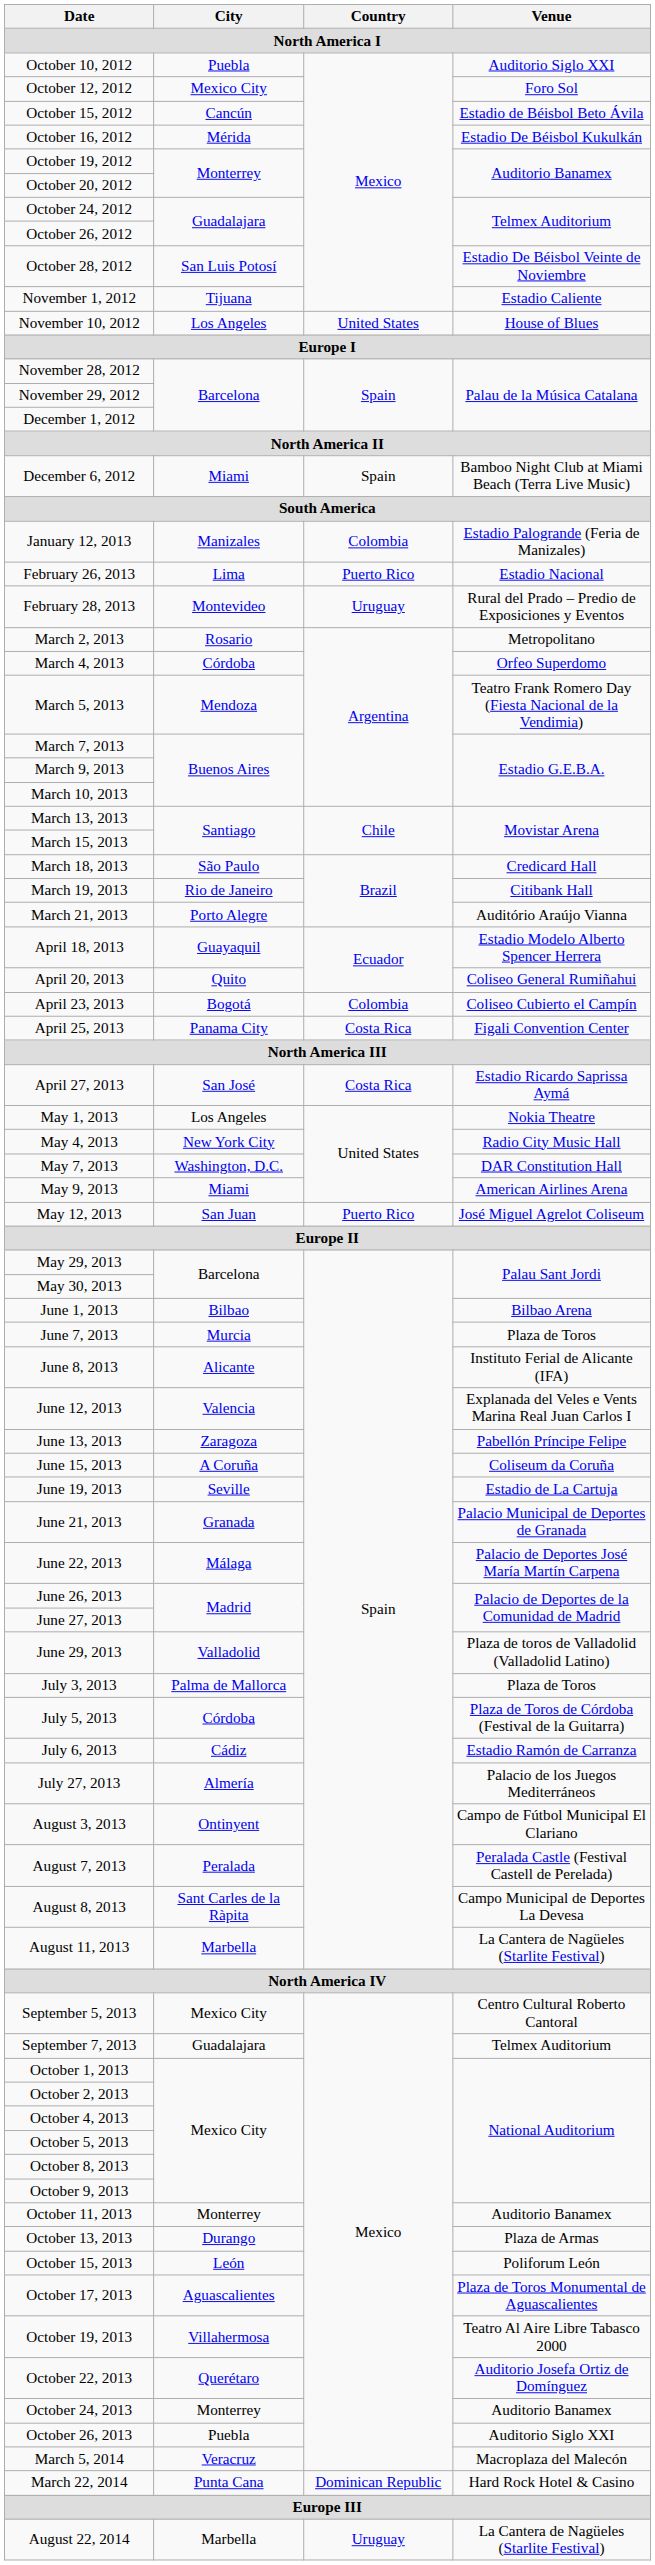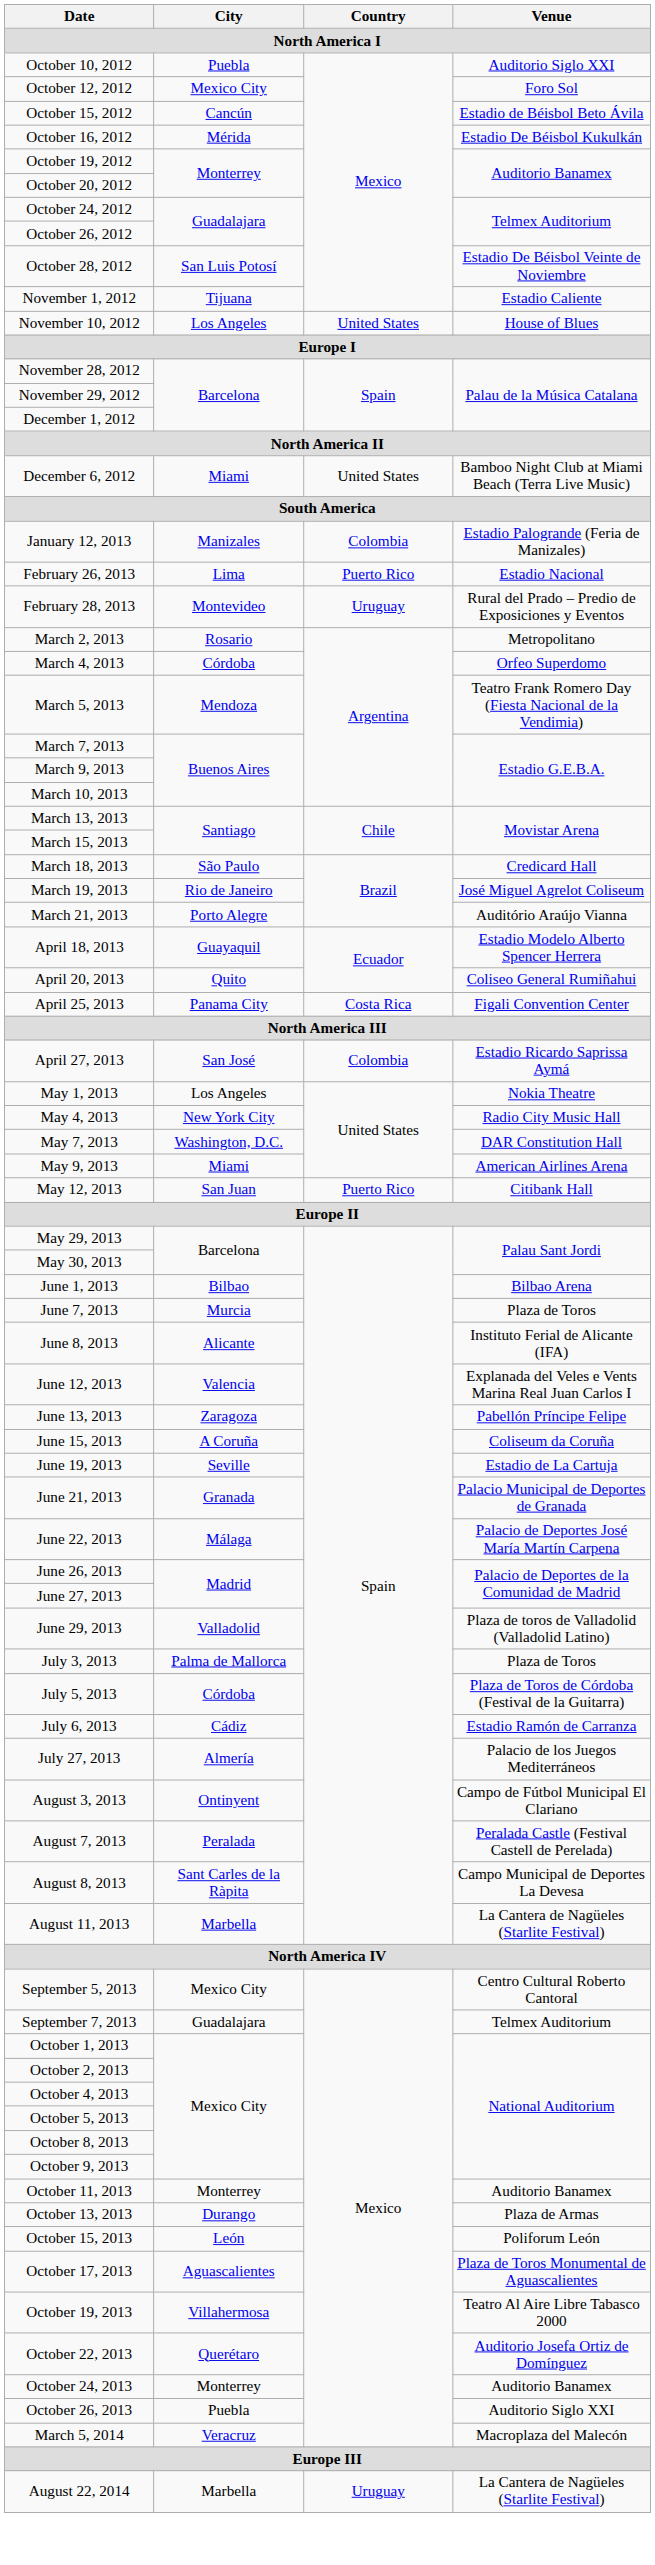(378, 476) Spain -> (378, 476) United States
(551, 890) Citibank Hall -> (551, 890) José Miguel Agrelot Coliseum
- row: (79, 1004)
(378, 1084) Costa Rica -> (378, 1060) Colombia
(551, 1214) José Miguel Agrelot Coliseum -> (551, 1189) Citibank Hall
- row: (79, 2482)
